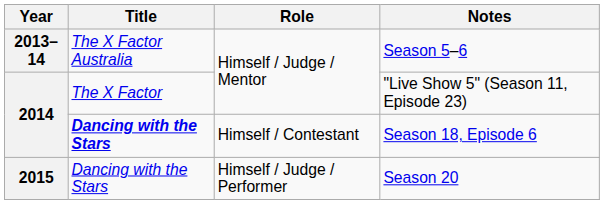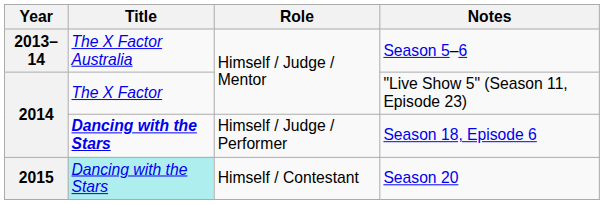(288, 135) Himself / Contestant -> (276, 135) Himself / Judge / Performer
(129, 178) no background -> (129, 178) paleturquoise background
(276, 178) Himself / Judge / Performer -> (288, 178) Himself / Contestant
